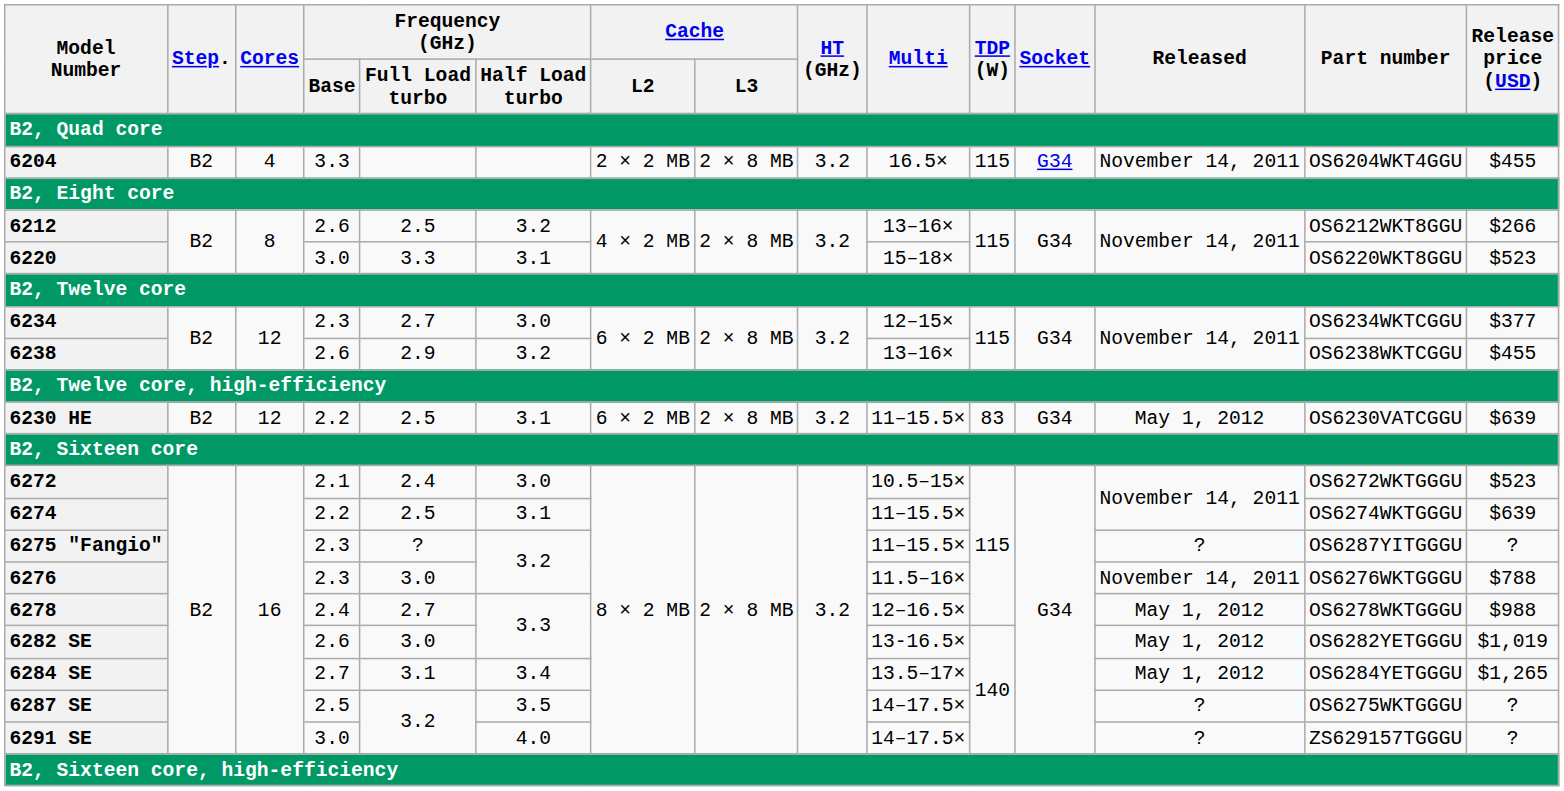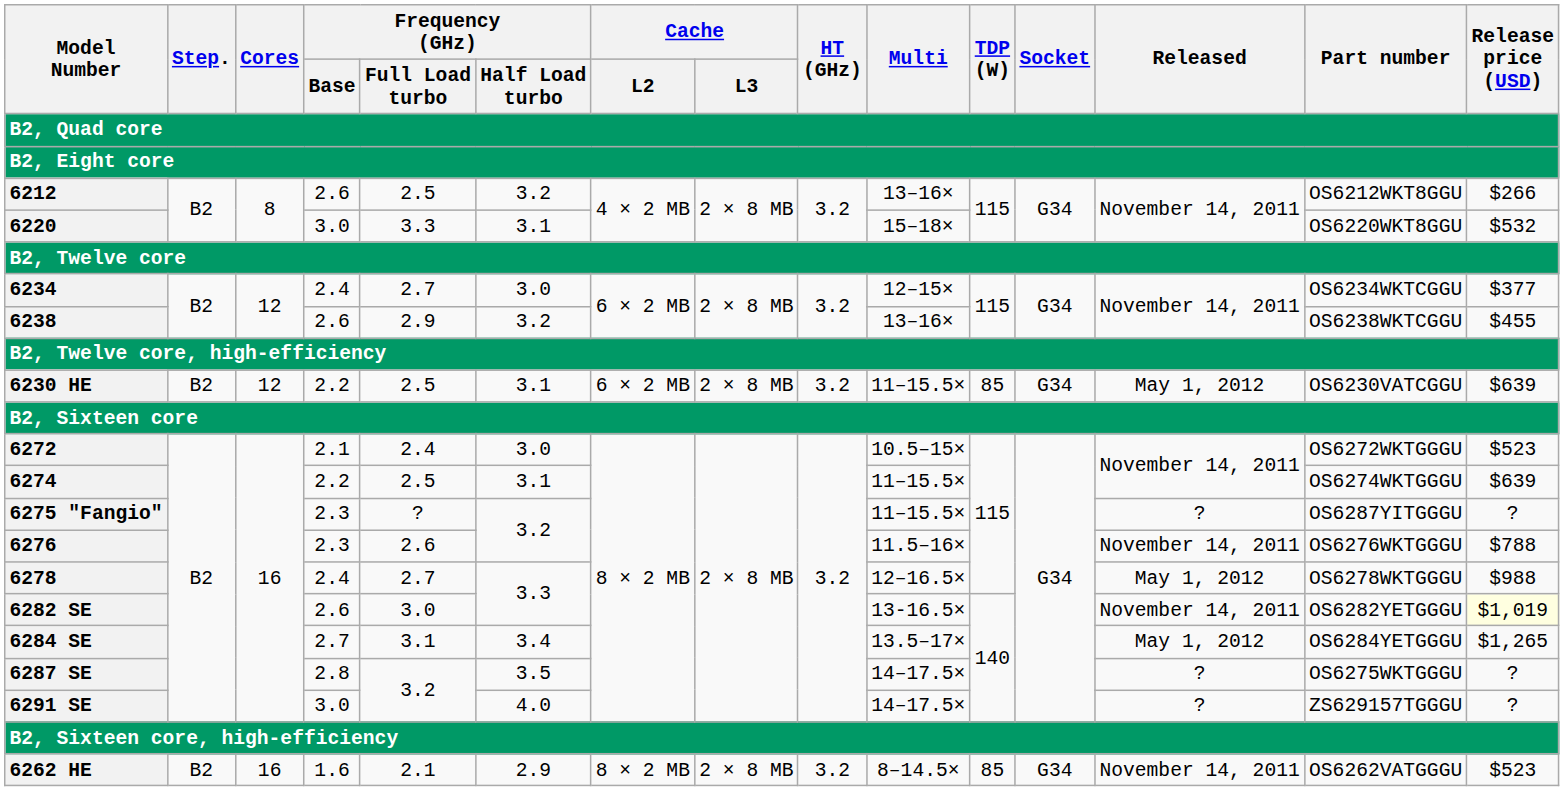- row: (33, 162)
(1513, 258) $523 -> (1513, 226) $532
(332, 322) 2.3 -> (332, 290) 2.4
(992, 418) 83 -> (992, 386) 85
(418, 578) 3.0 -> (418, 546) 2.6
(1200, 642) May 1, 2012 -> (1200, 610) November 14, 2011
(1513, 642) no background -> (1513, 610) lightyellow background
(332, 706) 2.5 -> (332, 674) 2.8
+ row: (51, 770)
